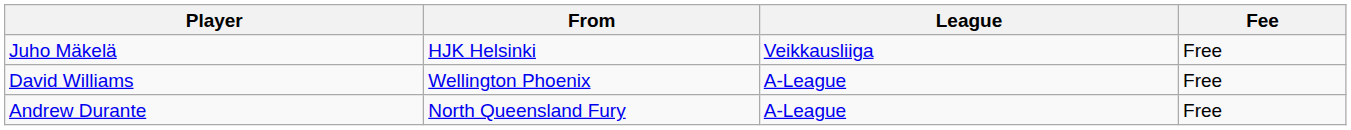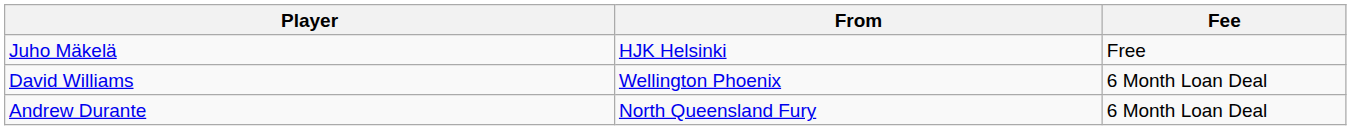- column: (969, 20)
(1203, 80) Free -> (1187, 80) 6 Month Loan Deal
(1203, 110) Free -> (1187, 110) 6 Month Loan Deal
